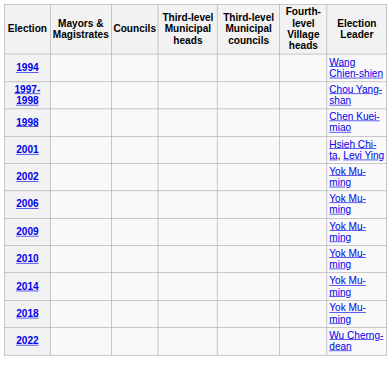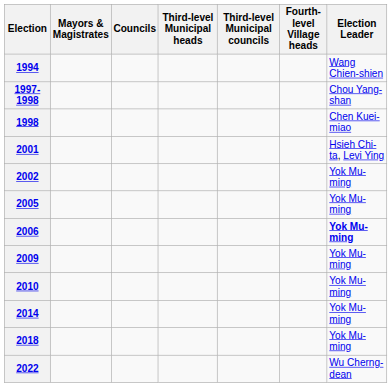+ row: (27, 204)
(348, 204) normal -> (349, 232) bold
